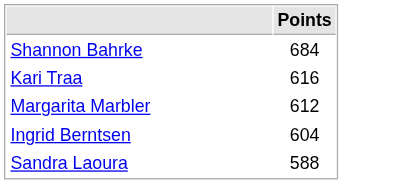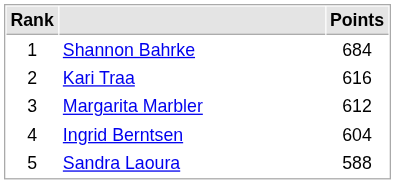+ column: (32, 20)
